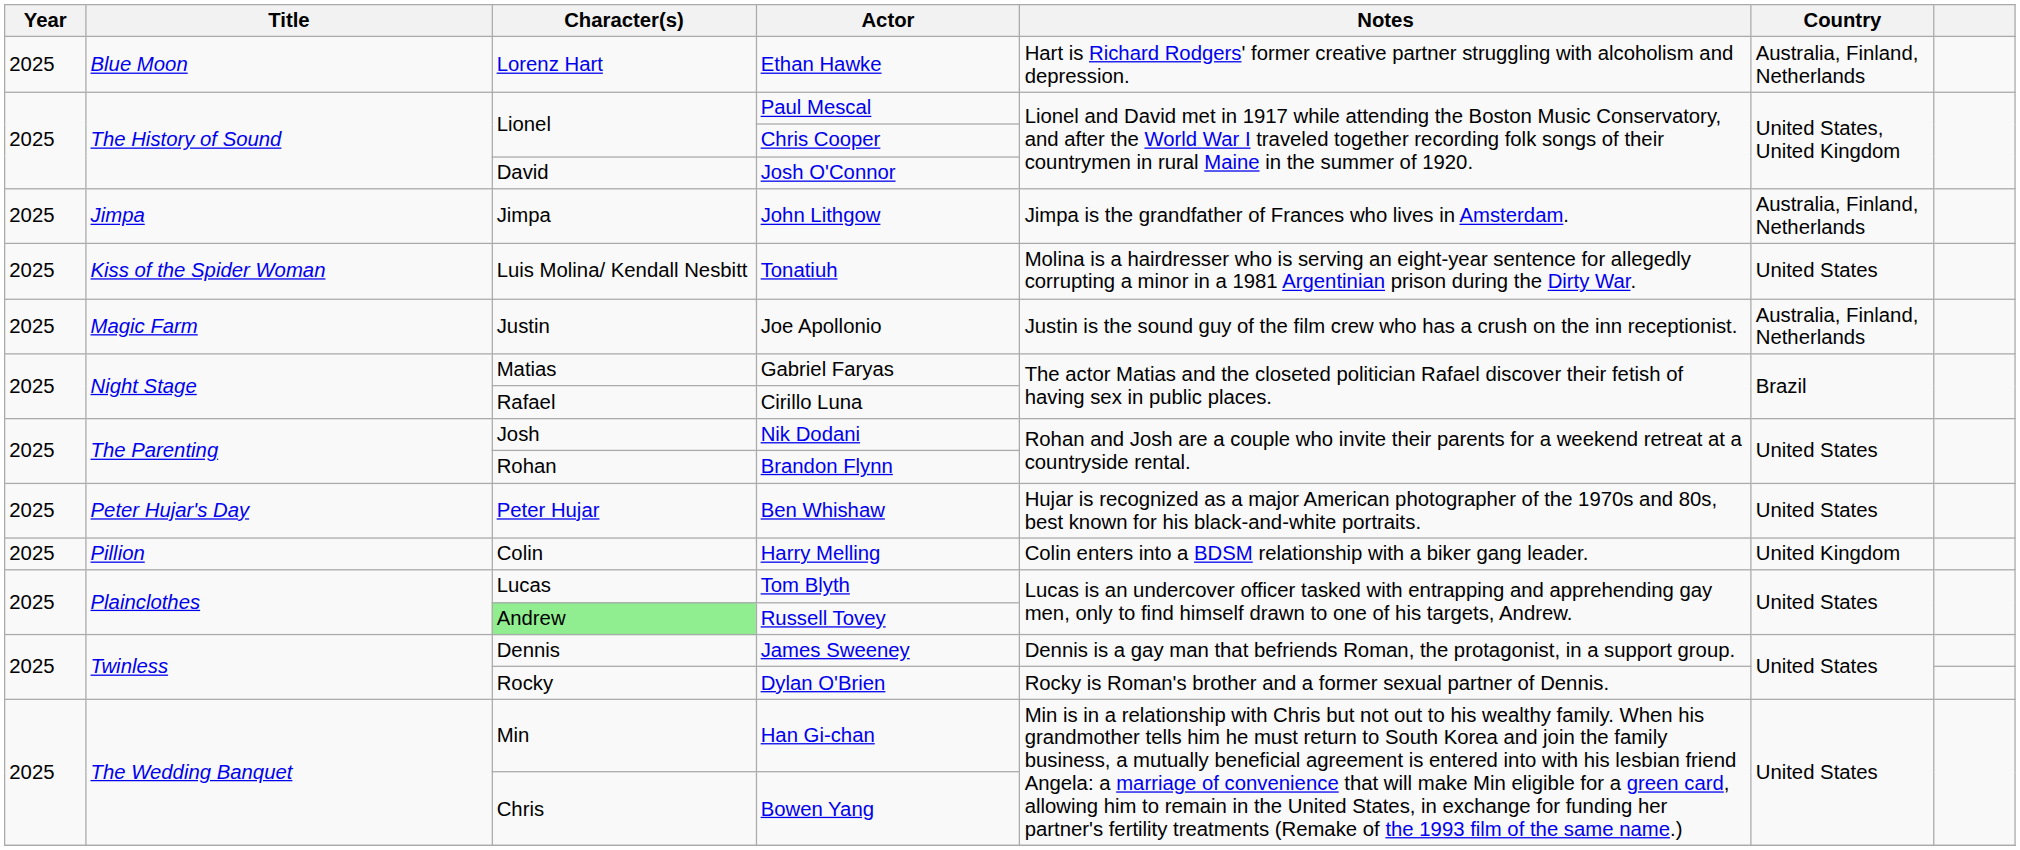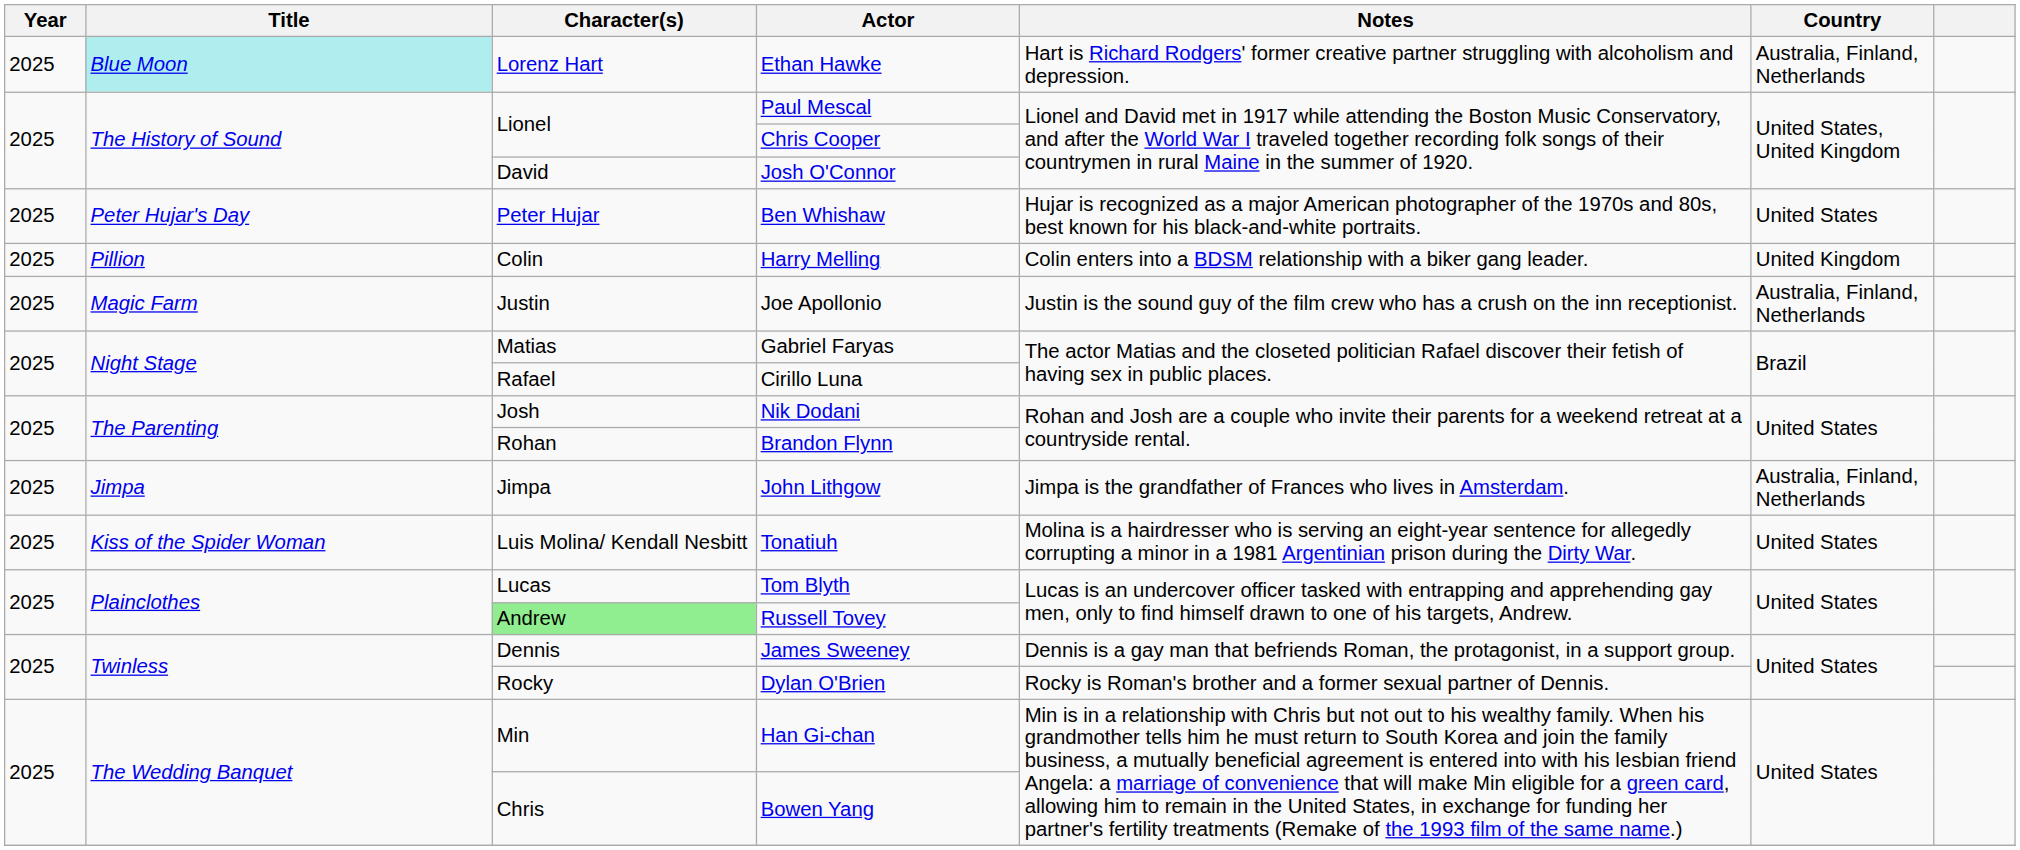(139, 64) no background -> (139, 64) paleturquoise background
rows swapped: (821, 216) <-> (823, 510)
rows swapped: (799, 271) <-> (821, 553)
